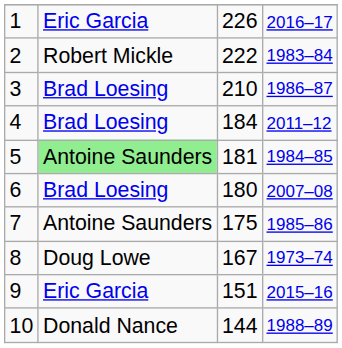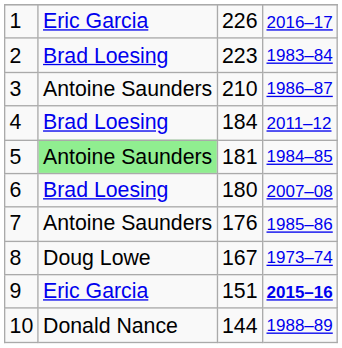(108, 55) Robert Mickle -> (106, 55) Brad Loesing
(240, 55) 222 -> (240, 55) 223
(106, 88) Brad Loesing -> (128, 88) Antoine Saunders
(240, 223) 175 -> (240, 223) 176
(300, 292) normal -> (300, 292) bold
